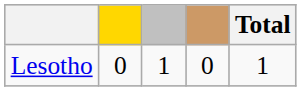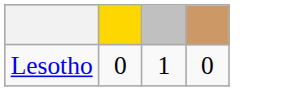- column: (263, 24)
